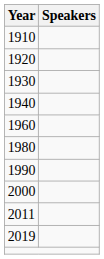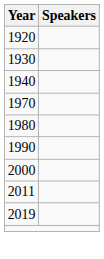- row: (22, 37)
- row: (22, 125)
+ row: (22, 103)
